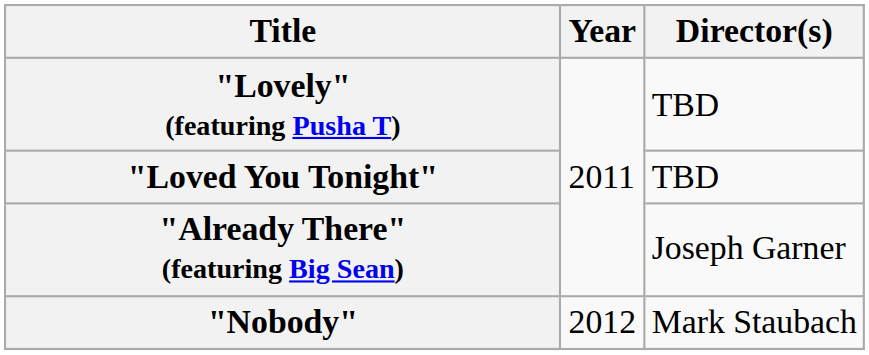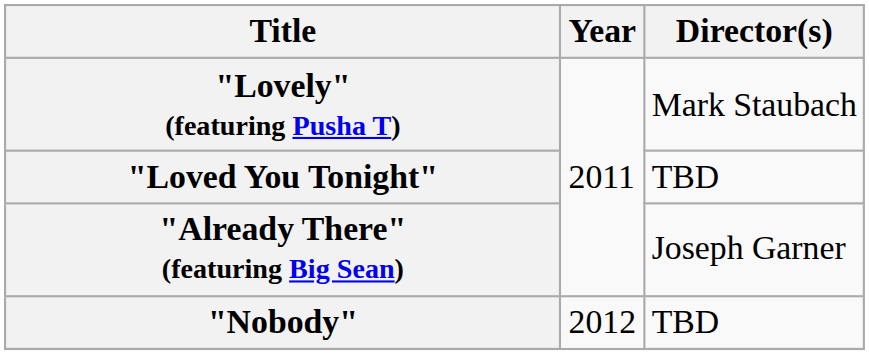(685, 103) TBD -> (754, 103) Mark Staubach
(754, 321) Mark Staubach -> (685, 321) TBD
